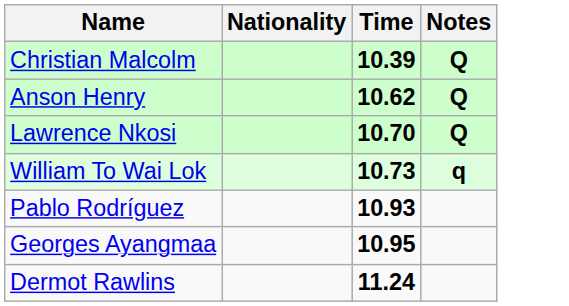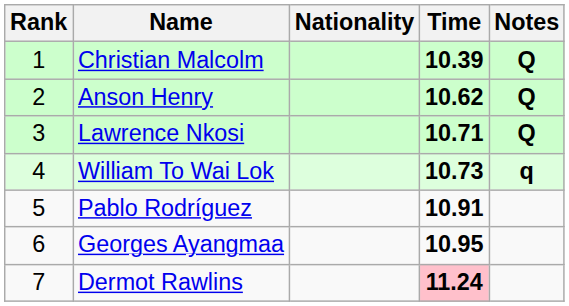+ column: (39, 23)
(386, 134) 10.70 -> (454, 134) 10.71
(386, 208) 10.93 -> (454, 208) 10.91
(386, 282) no background -> (454, 282) pink background
